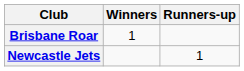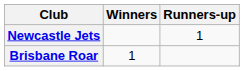rows swapped: (54, 35) <-> (54, 55)
